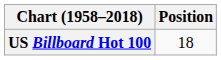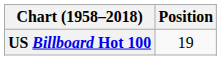(186, 42) 18 -> (186, 42) 19
